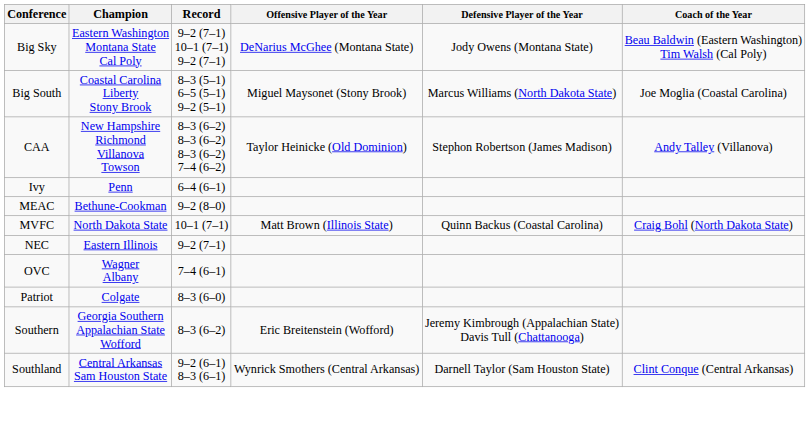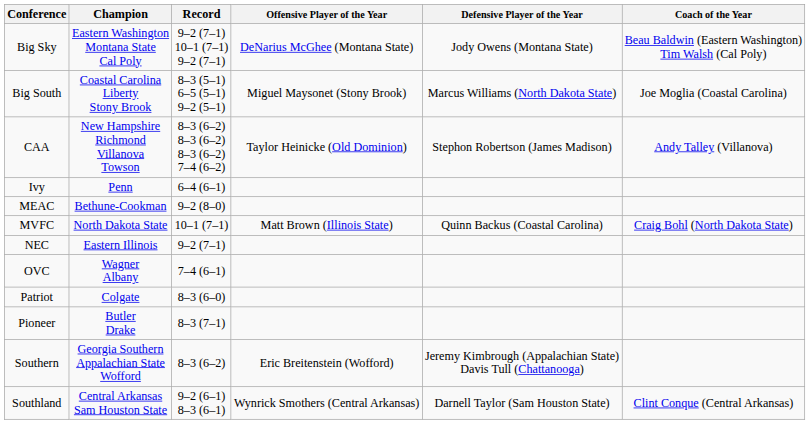+ row: (37, 323)
